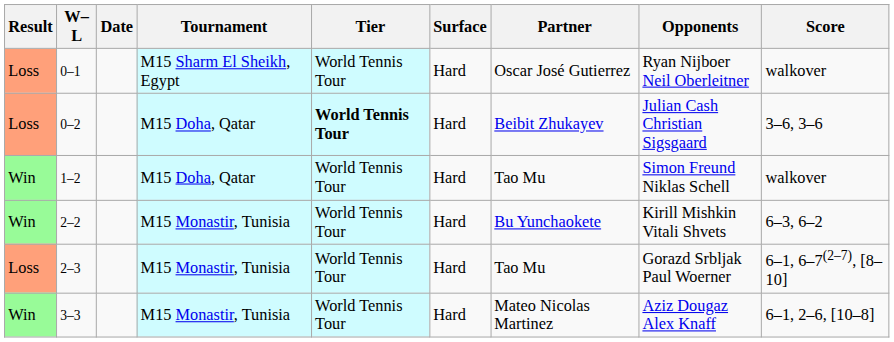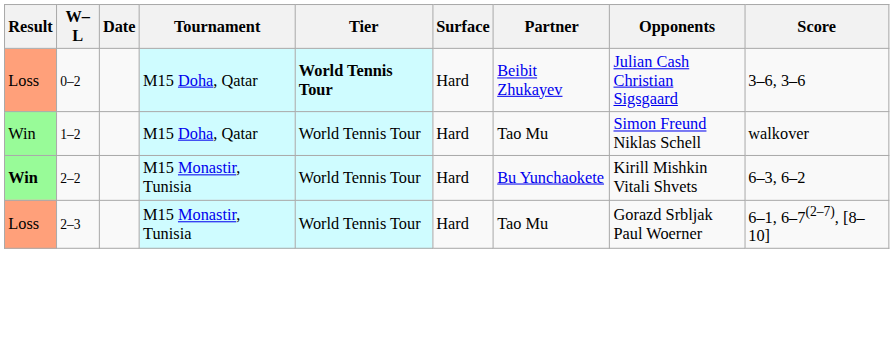- row: (70, 71)
(22, 221) normal -> (23, 177) bold
- row: (70, 315)
